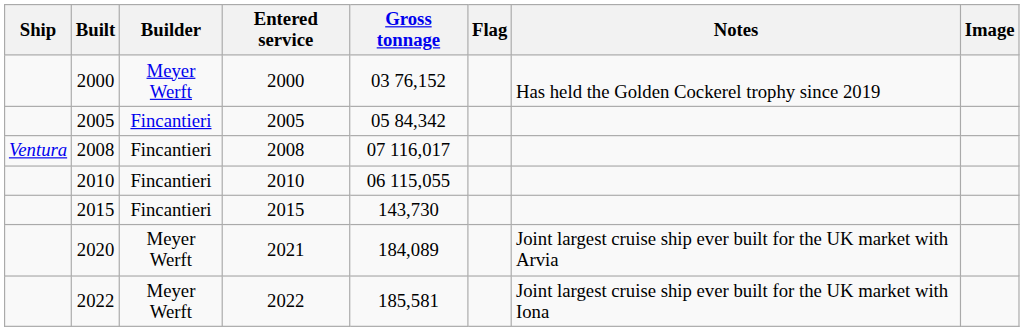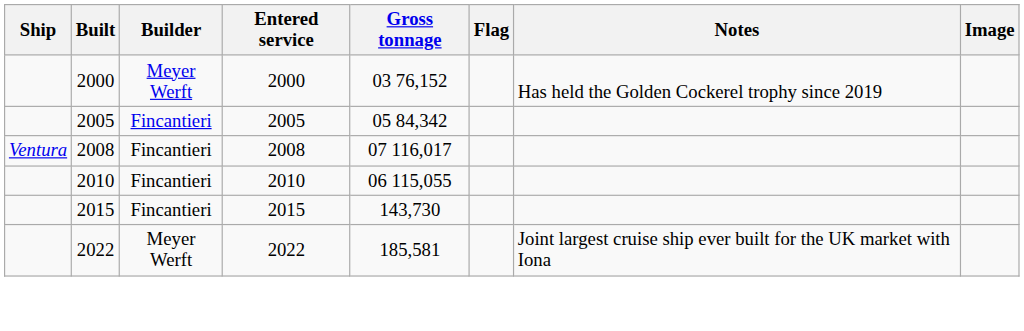- row: (96, 250)
